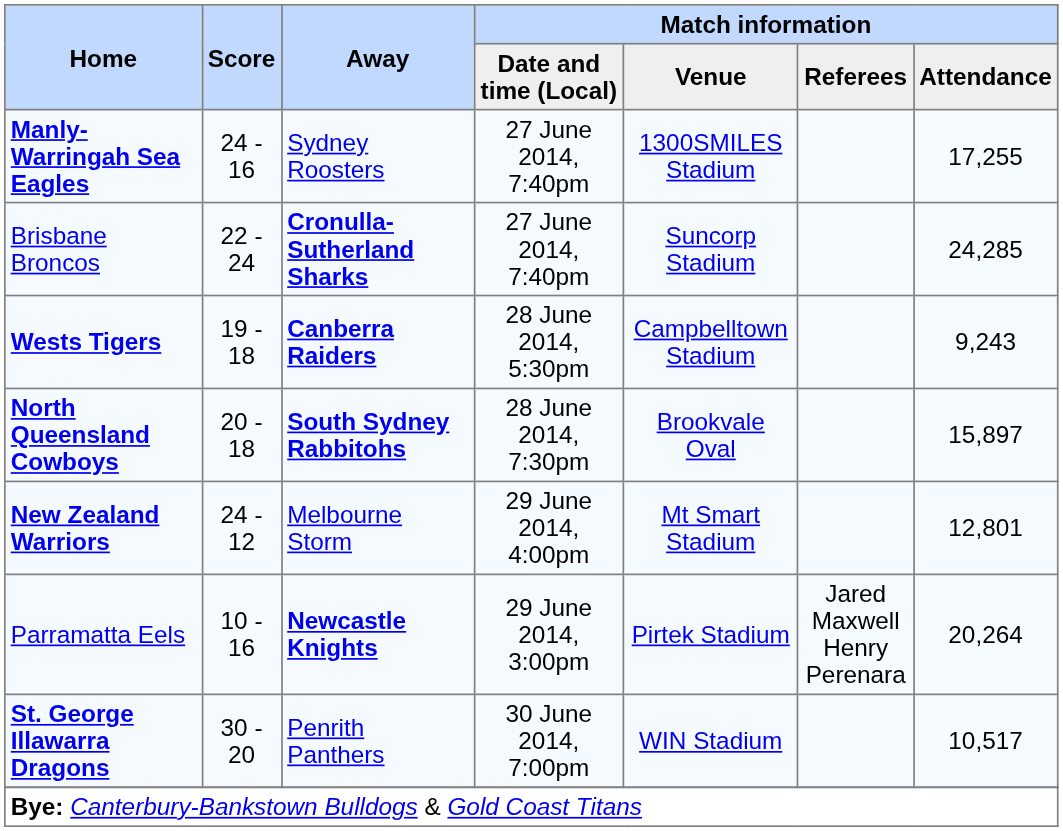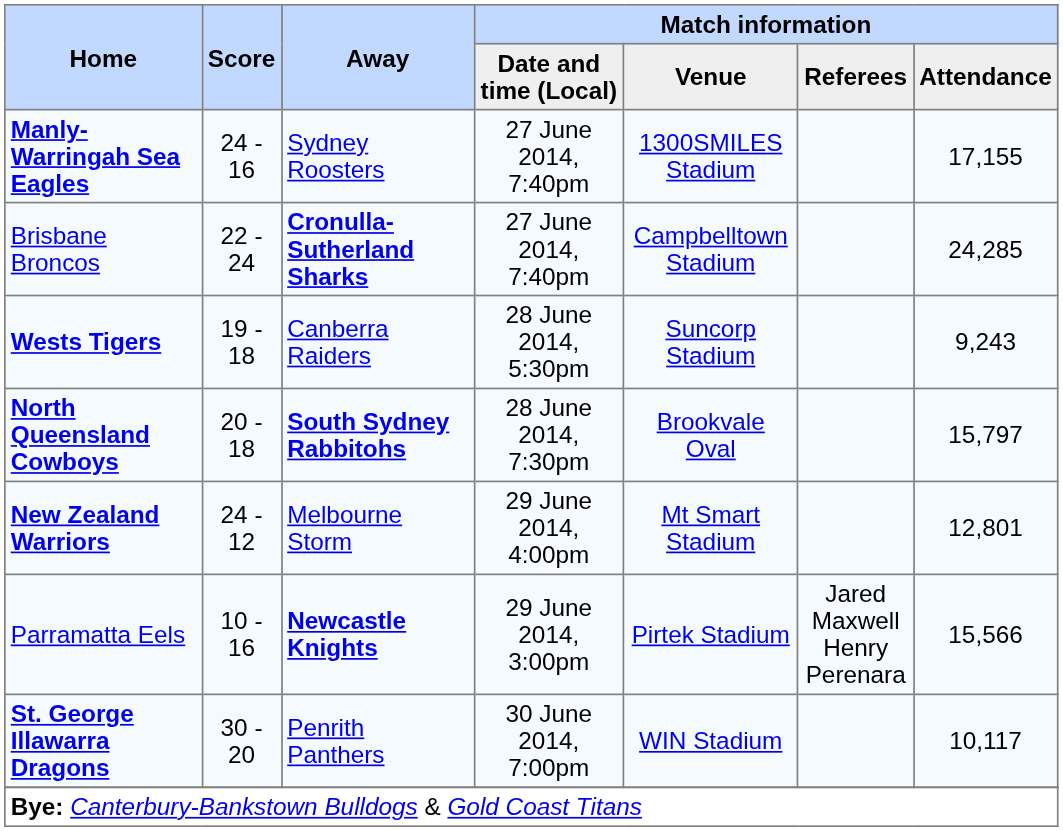(986, 156) 17,255 -> (986, 156) 17,155
(711, 249) Suncorp Stadium -> (711, 249) Campbelltown Stadium
(341, 342) bold -> (338, 342) normal
(711, 342) Campbelltown Stadium -> (711, 342) Suncorp Stadium
(986, 435) 15,897 -> (986, 435) 15,797
(986, 634) 20,264 -> (986, 634) 15,566
(986, 741) 10,517 -> (986, 741) 10,117
